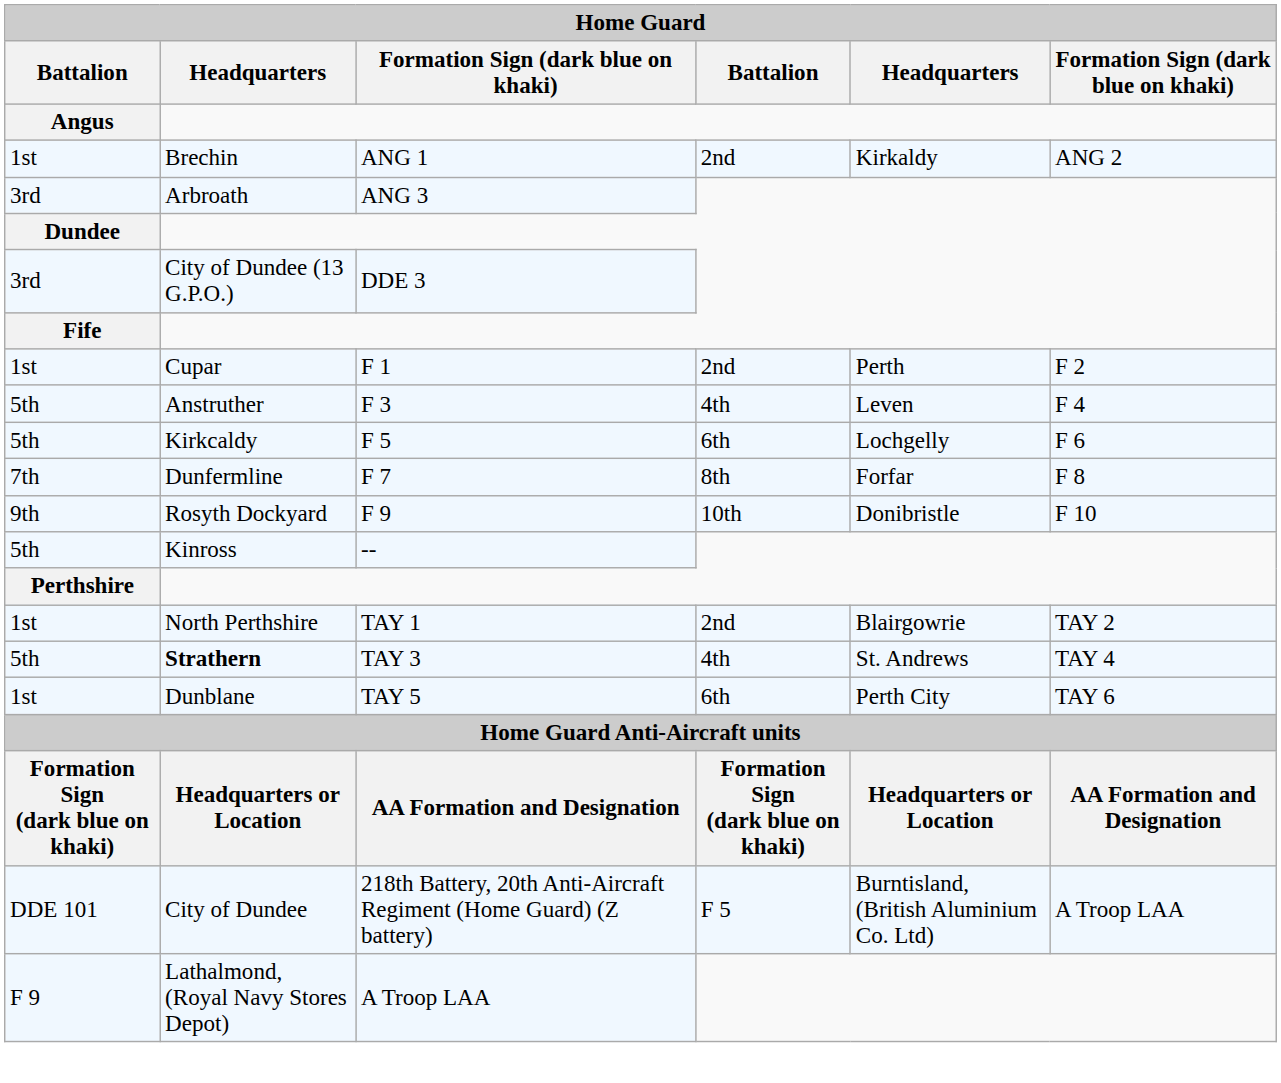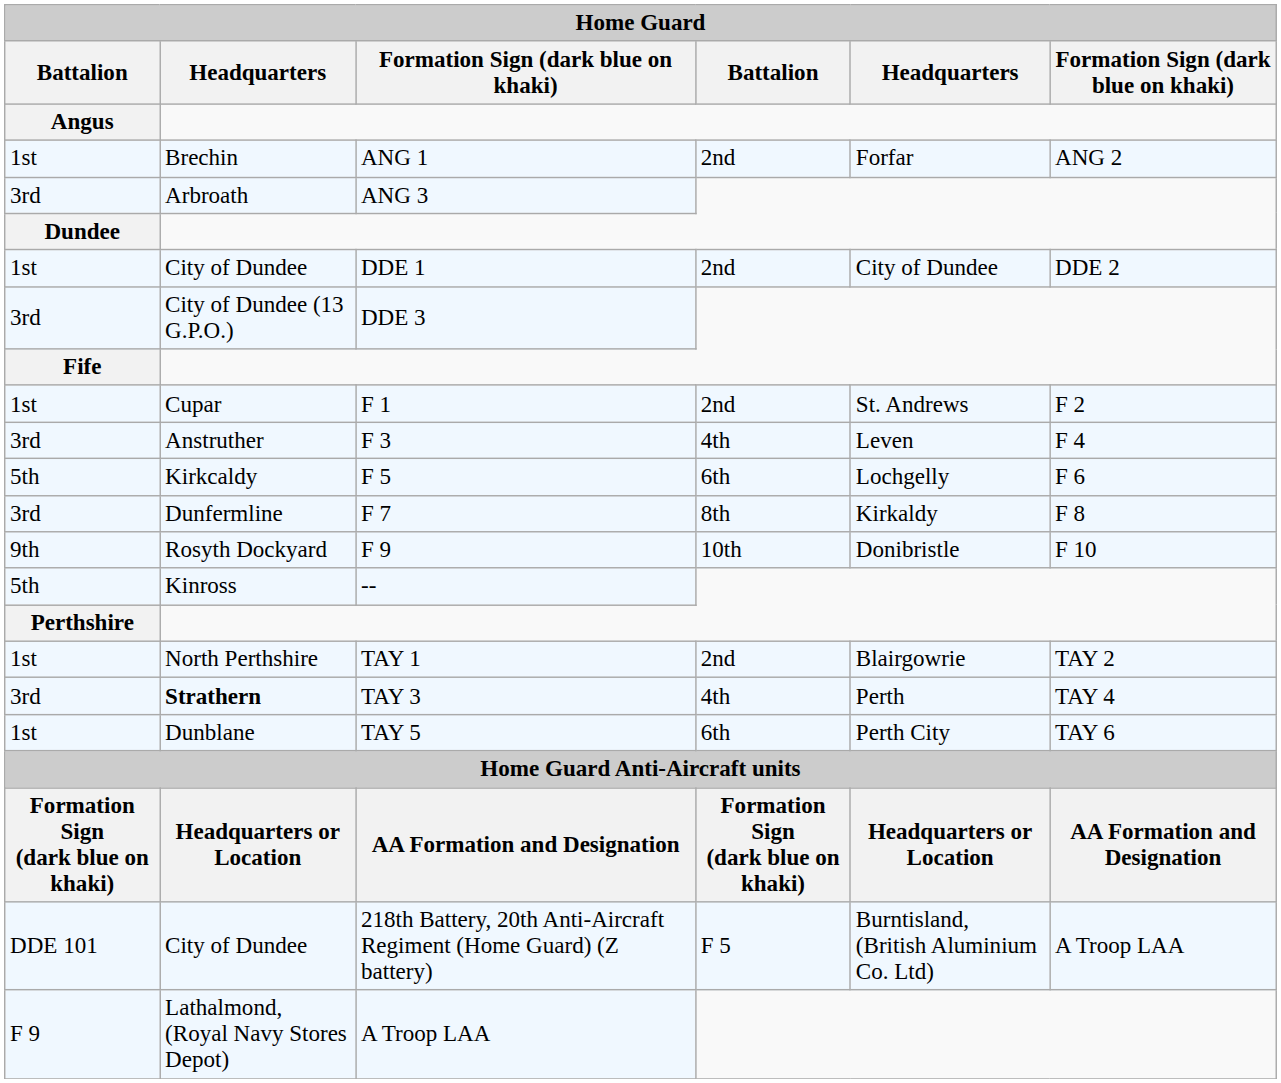(897, 158) Kirkaldy -> (885, 158) Forfar
+ row: (393, 267)
(880, 366) Perth -> (912, 403) St. Andrews
(25, 403) 5th -> (25, 440) 3rd
(25, 476) 7th -> (25, 513) 3rd
(885, 476) Forfar -> (897, 513) Kirkaldy
(25, 659) 5th -> (25, 695) 3rd
(912, 659) St. Andrews -> (880, 695) Perth
